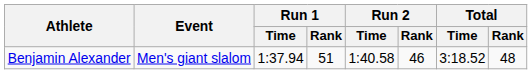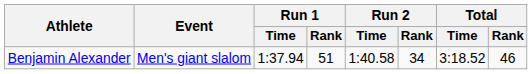(417, 58) 46 -> (417, 58) 34
(508, 58) 48 -> (508, 58) 46
